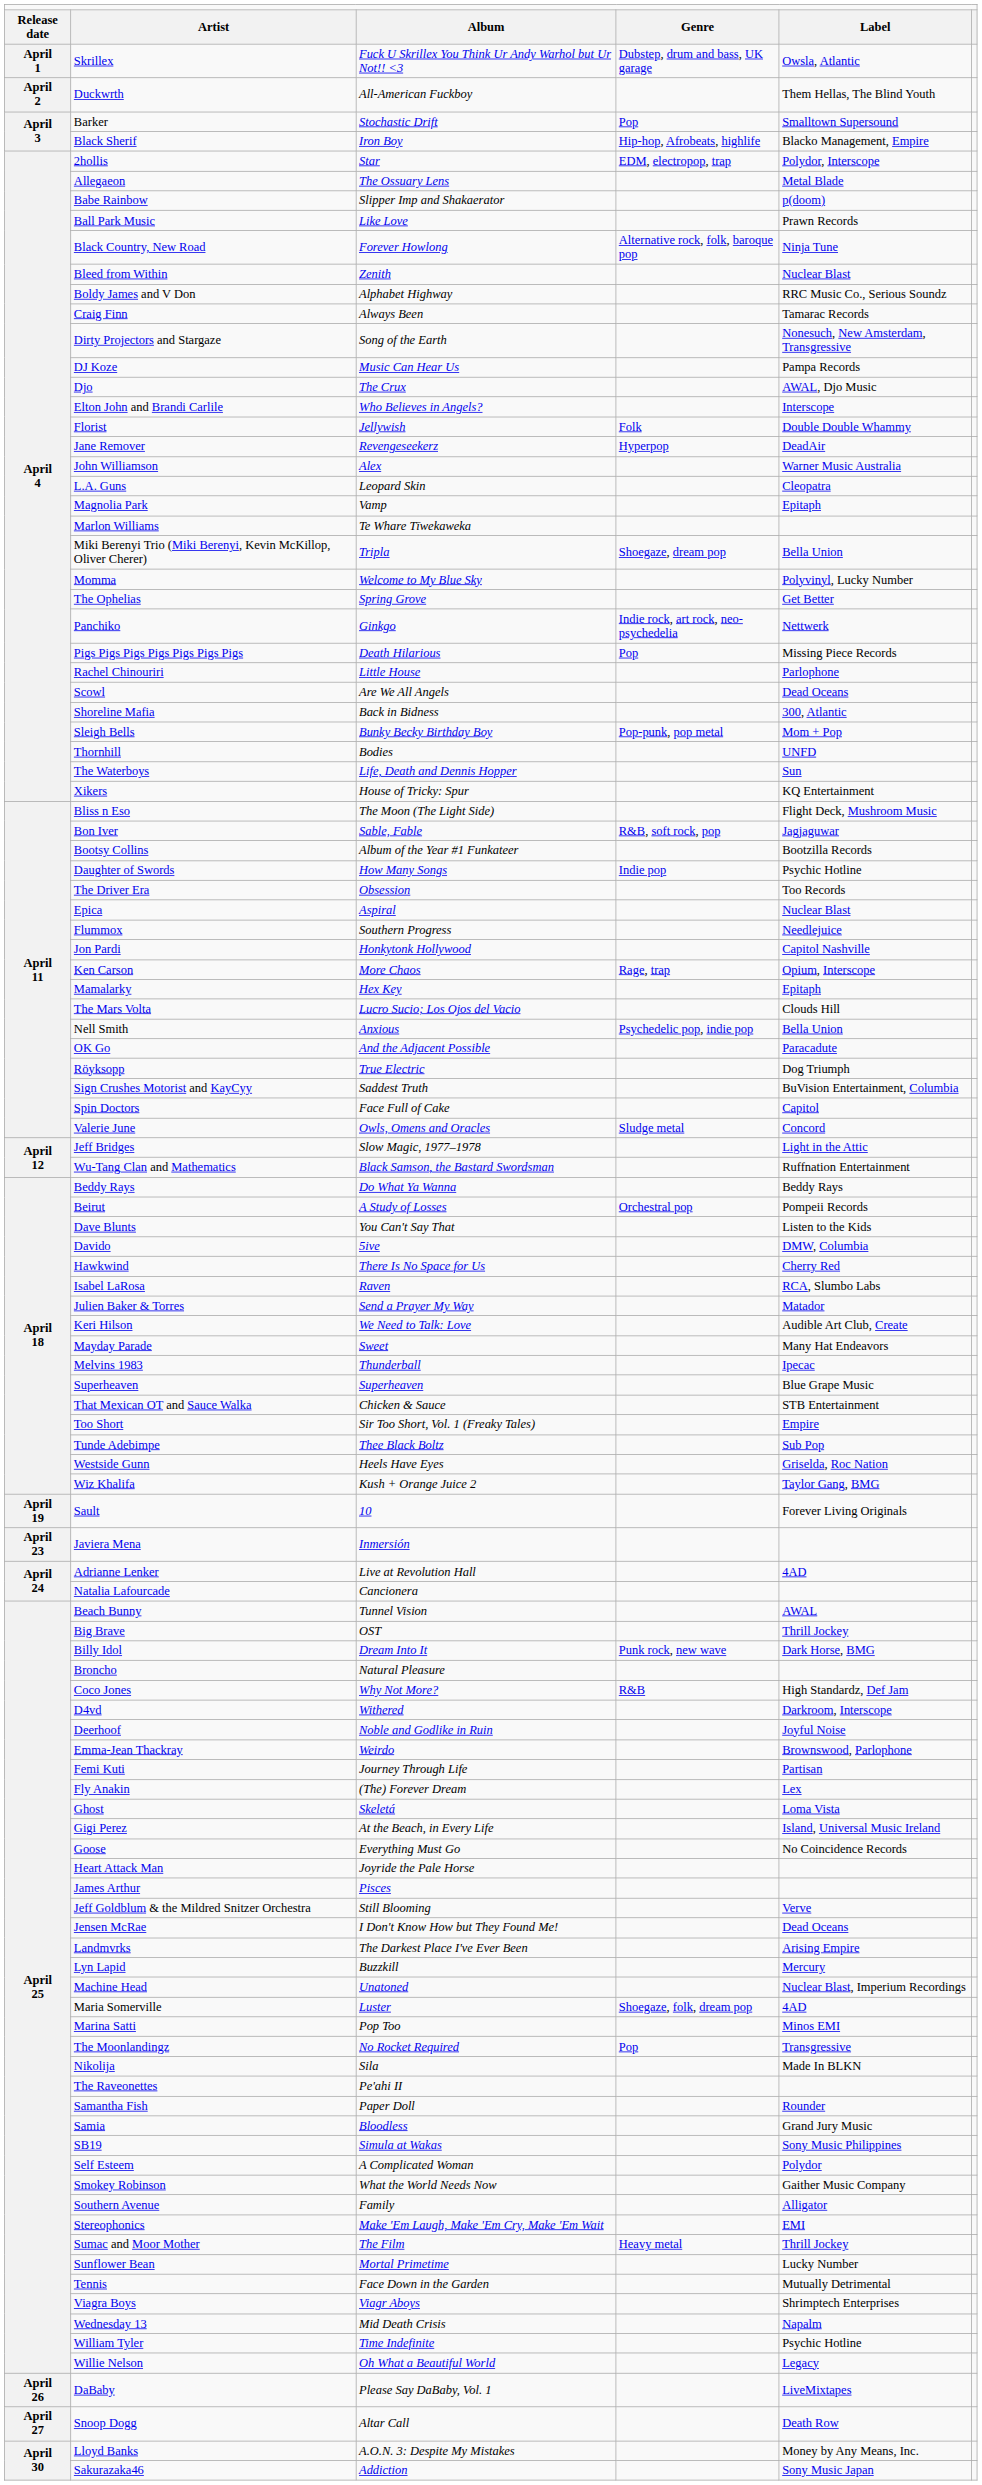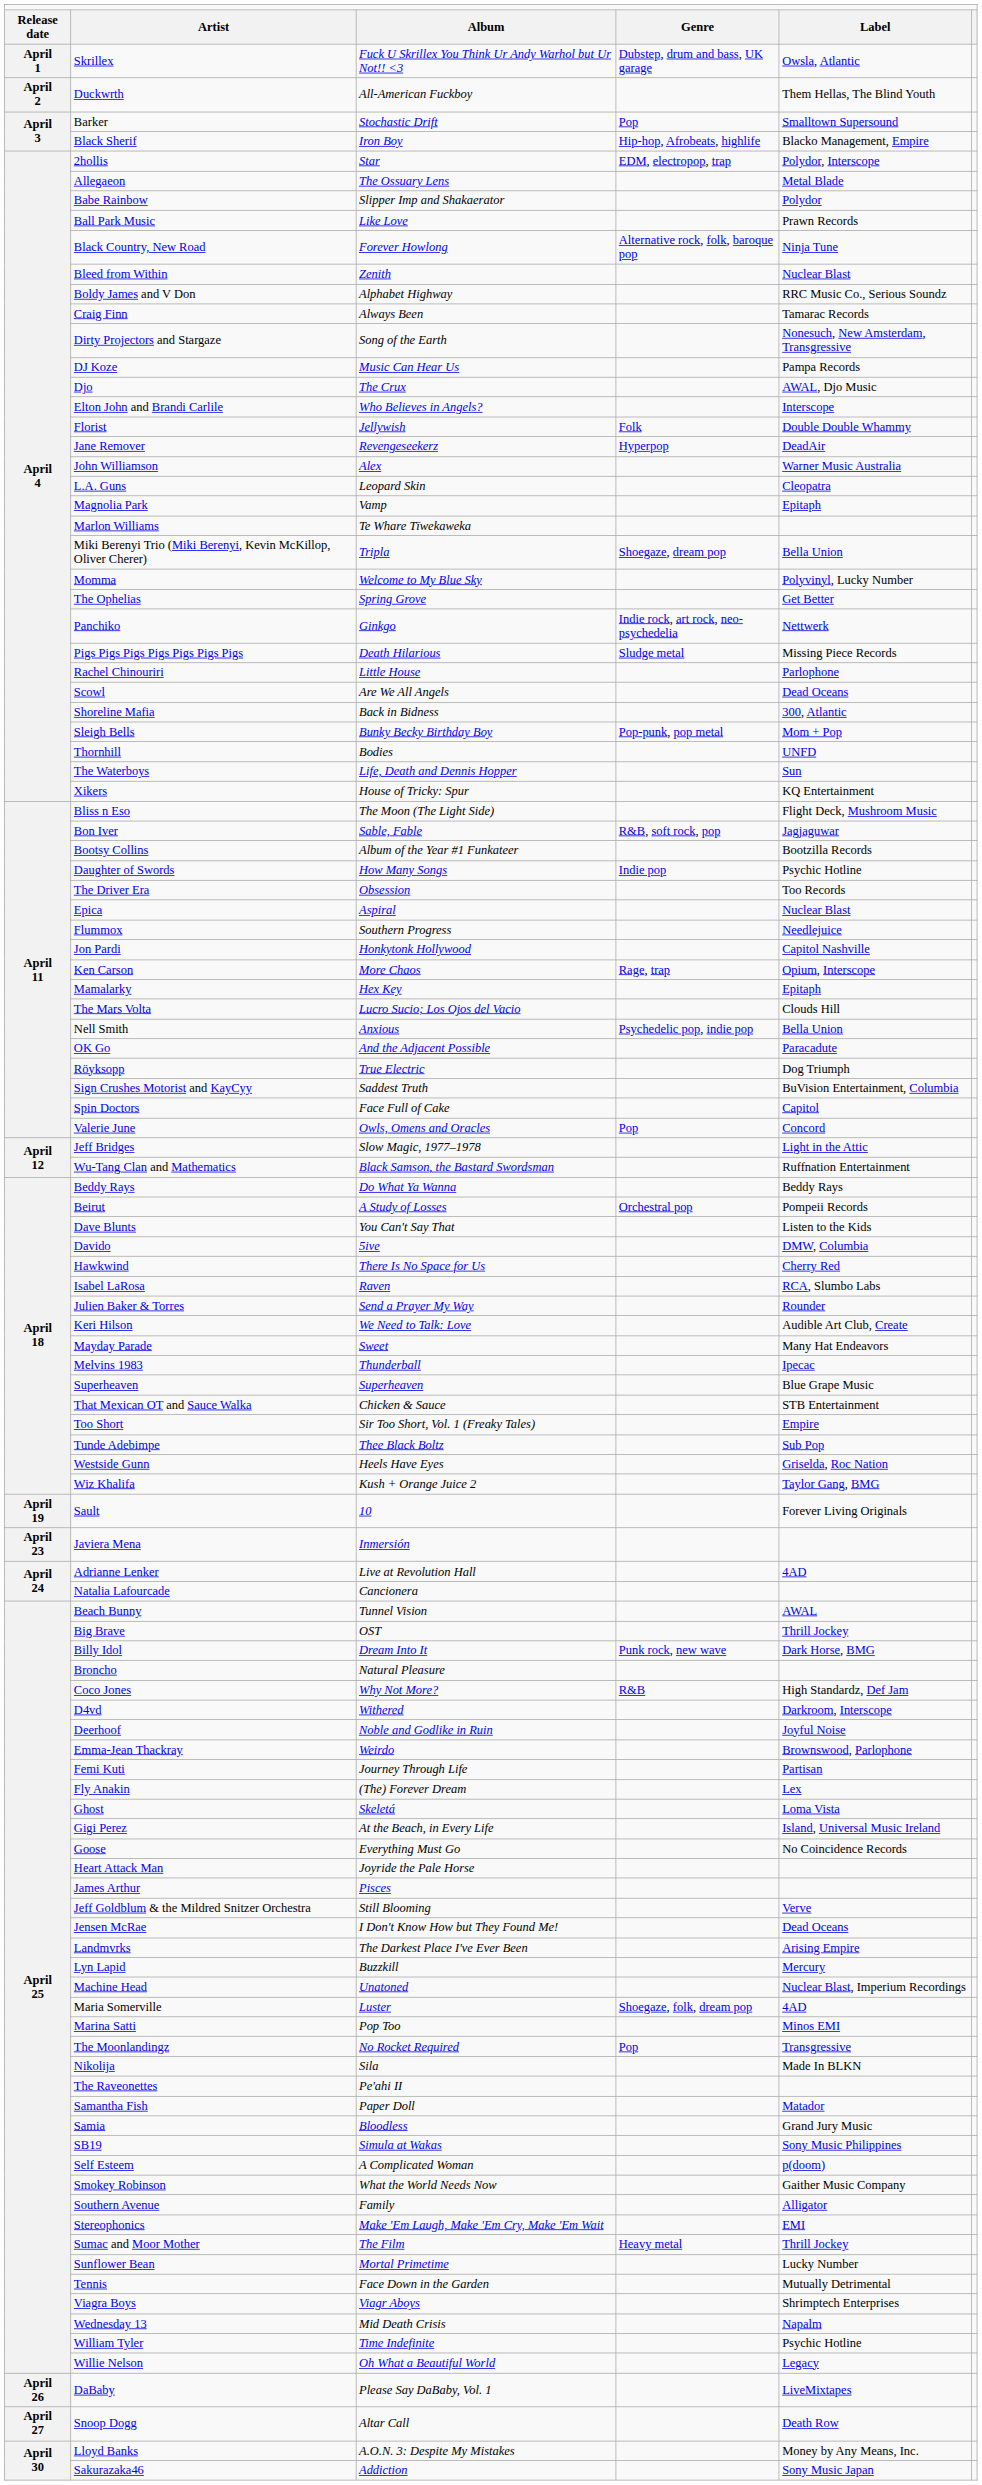(804, 200) p(doom) -> (802, 200) Polydor
(629, 652) Pop -> (652, 652) Sludge metal
(652, 1127) Sludge metal -> (629, 1127) Pop
(803, 1305) Matador -> (804, 1305) Rounder
(804, 2105) Rounder -> (803, 2105) Matador
(802, 2165) Polydor -> (804, 2165) p(doom)
